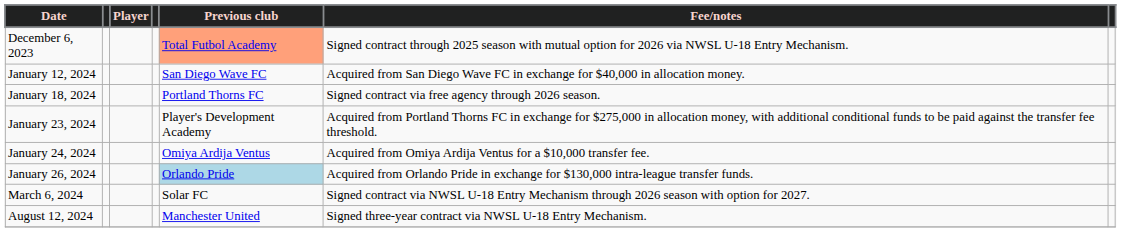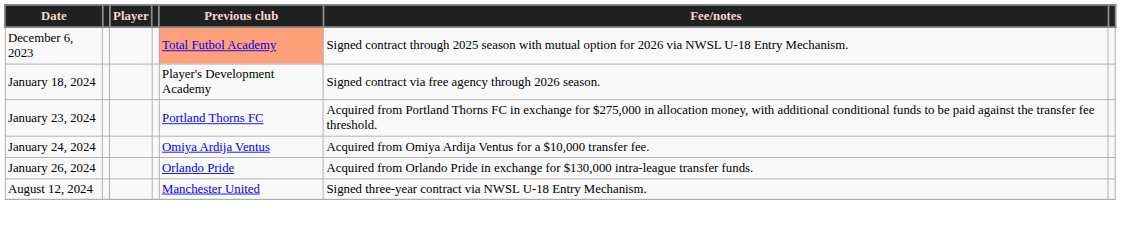- row: (52, 74)
(213, 95) Portland Thorns FC -> (218, 82) Player's Development Academy
(218, 124) Player's Development Academy -> (213, 118) Portland Thorns FC
(198, 174) lightblue background -> (198, 168) no background
- row: (45, 195)
